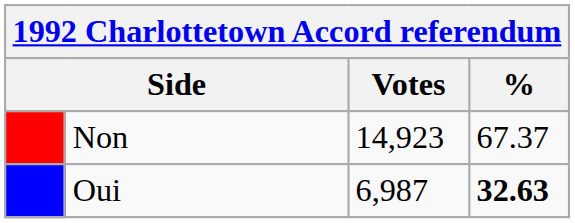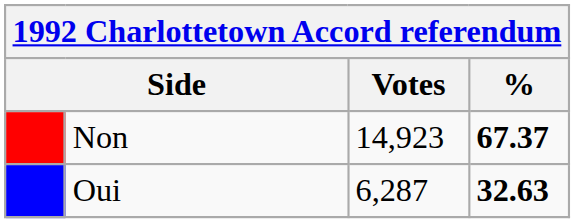(513, 137) normal -> (513, 137) bold
(392, 190) 6,987 -> (392, 190) 6,287
